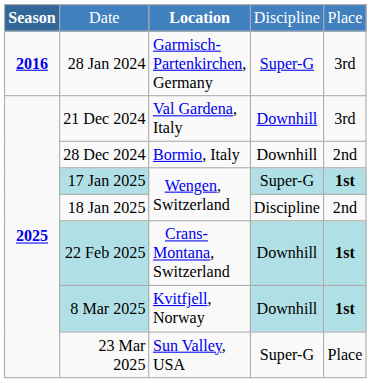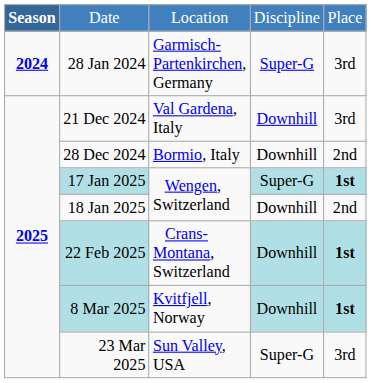(200, 17) bold -> (200, 17) normal
(32, 63) 2016 -> (32, 63) 2024
(287, 208) Discipline -> (287, 208) Downhill
(345, 354) Place -> (345, 354) 3rd
